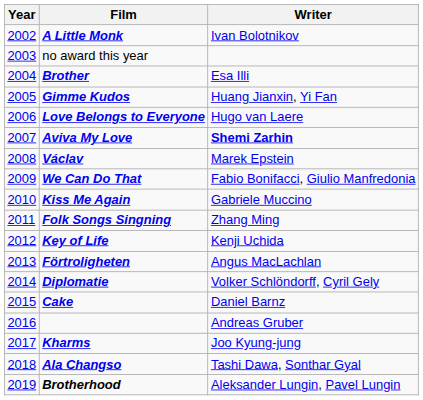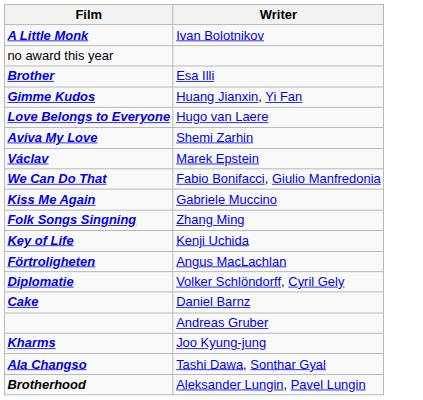- column: (22, 14)
(252, 138) bold -> (215, 138) normal
